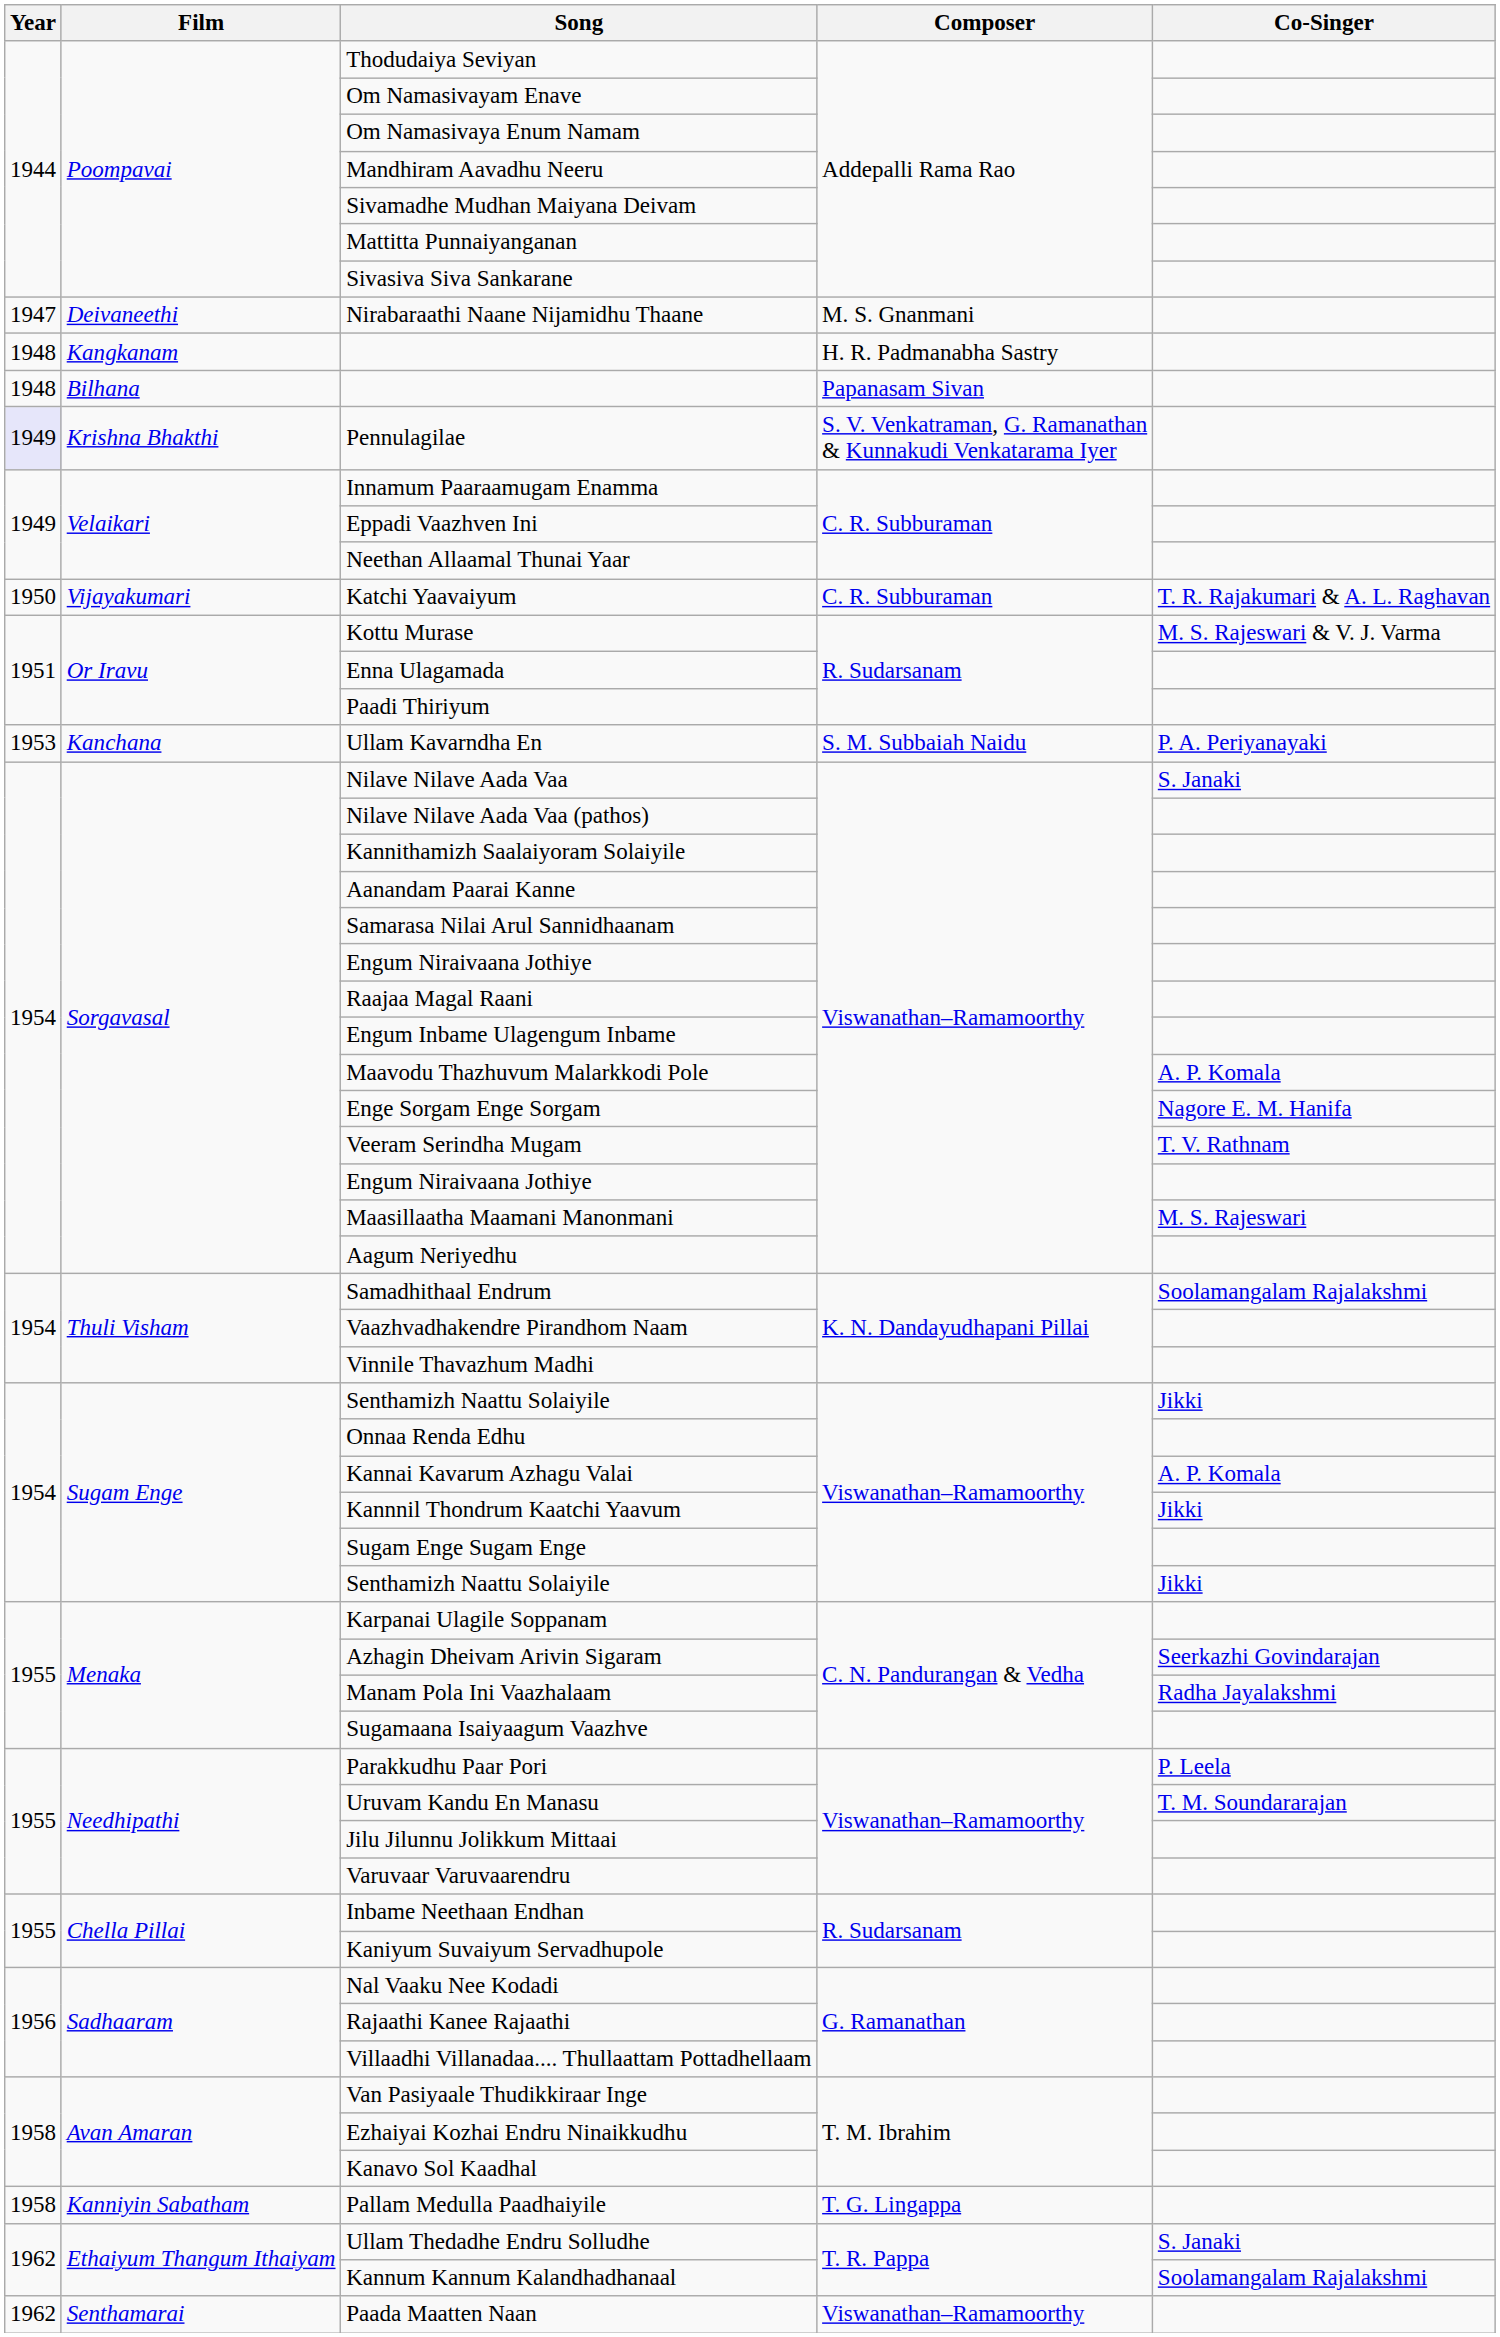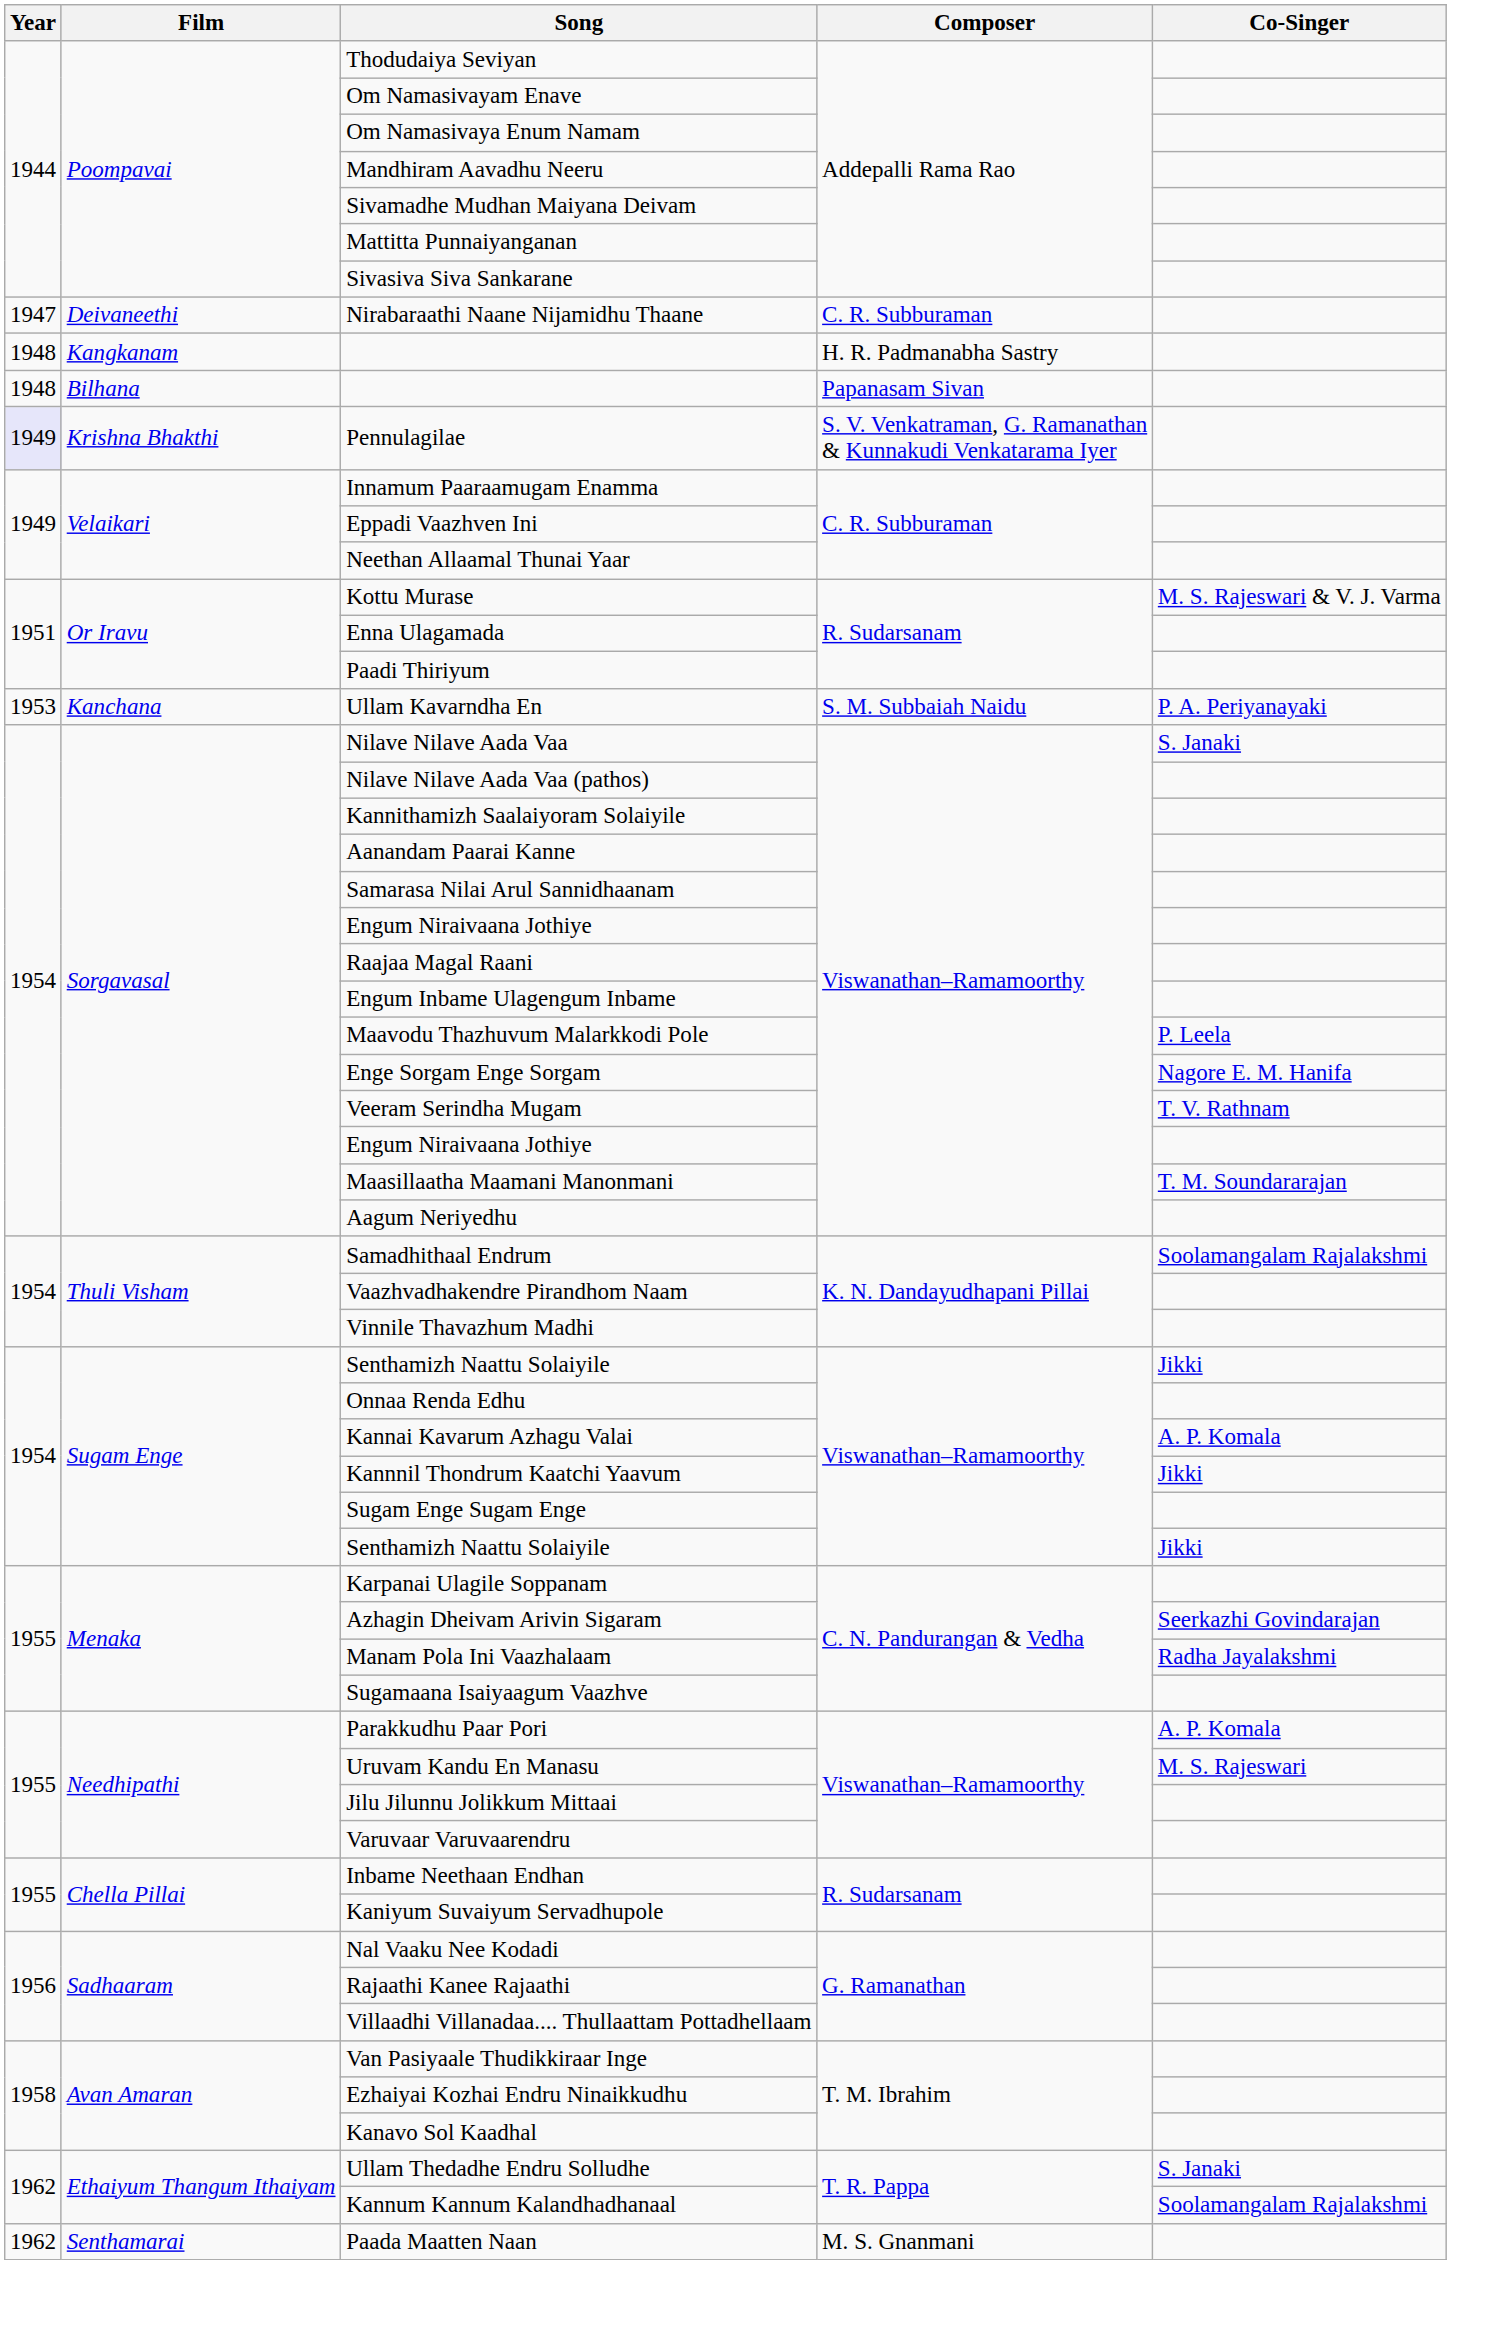(898, 315) M. S. Gnanmani -> (907, 315) C. R. Subburaman
- row: (129, 596)
(1219, 1071) A. P. Komala -> (1194, 1035) P. Leela
(1232, 1217) M. S. Rajeswari -> (1252, 1181) T. M. Soundararajan
(1194, 1766) P. Leela -> (1219, 1729) A. P. Komala
(1252, 1802) T. M. Soundararajan -> (1232, 1766) M. S. Rajeswari
- row: (158, 2204)
(953, 2314) Viswanathan–Ramamoorthy -> (898, 2241) M. S. Gnanmani
